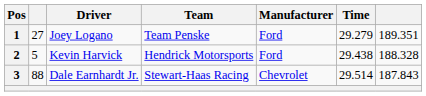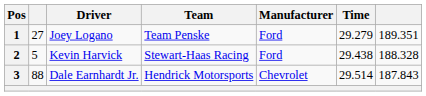(199, 55) Hendrick Motorsports -> (196, 55) Stewart-Haas Racing
(196, 75) Stewart-Haas Racing -> (199, 75) Hendrick Motorsports
